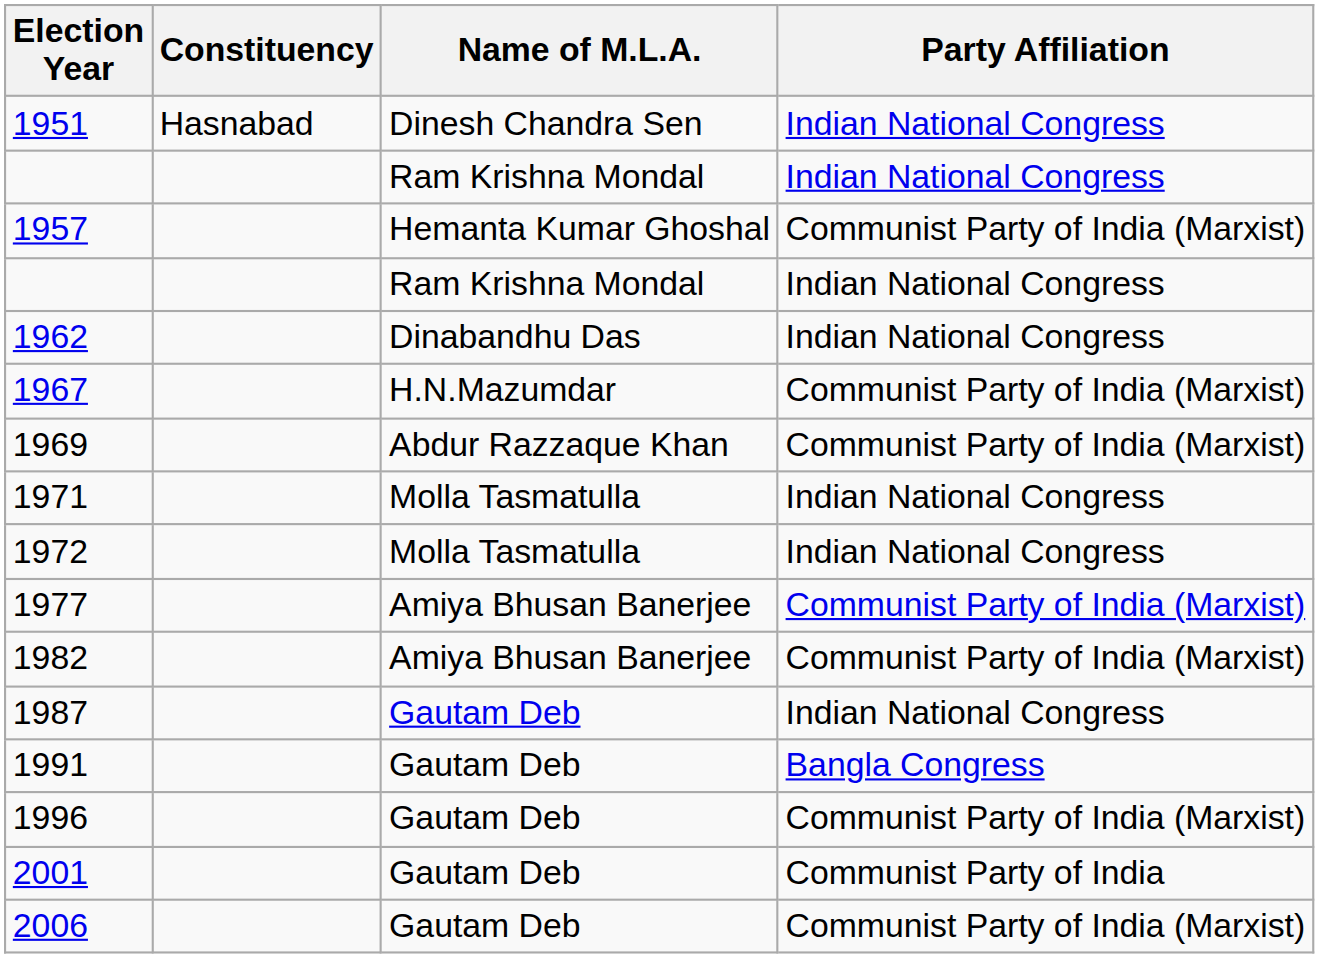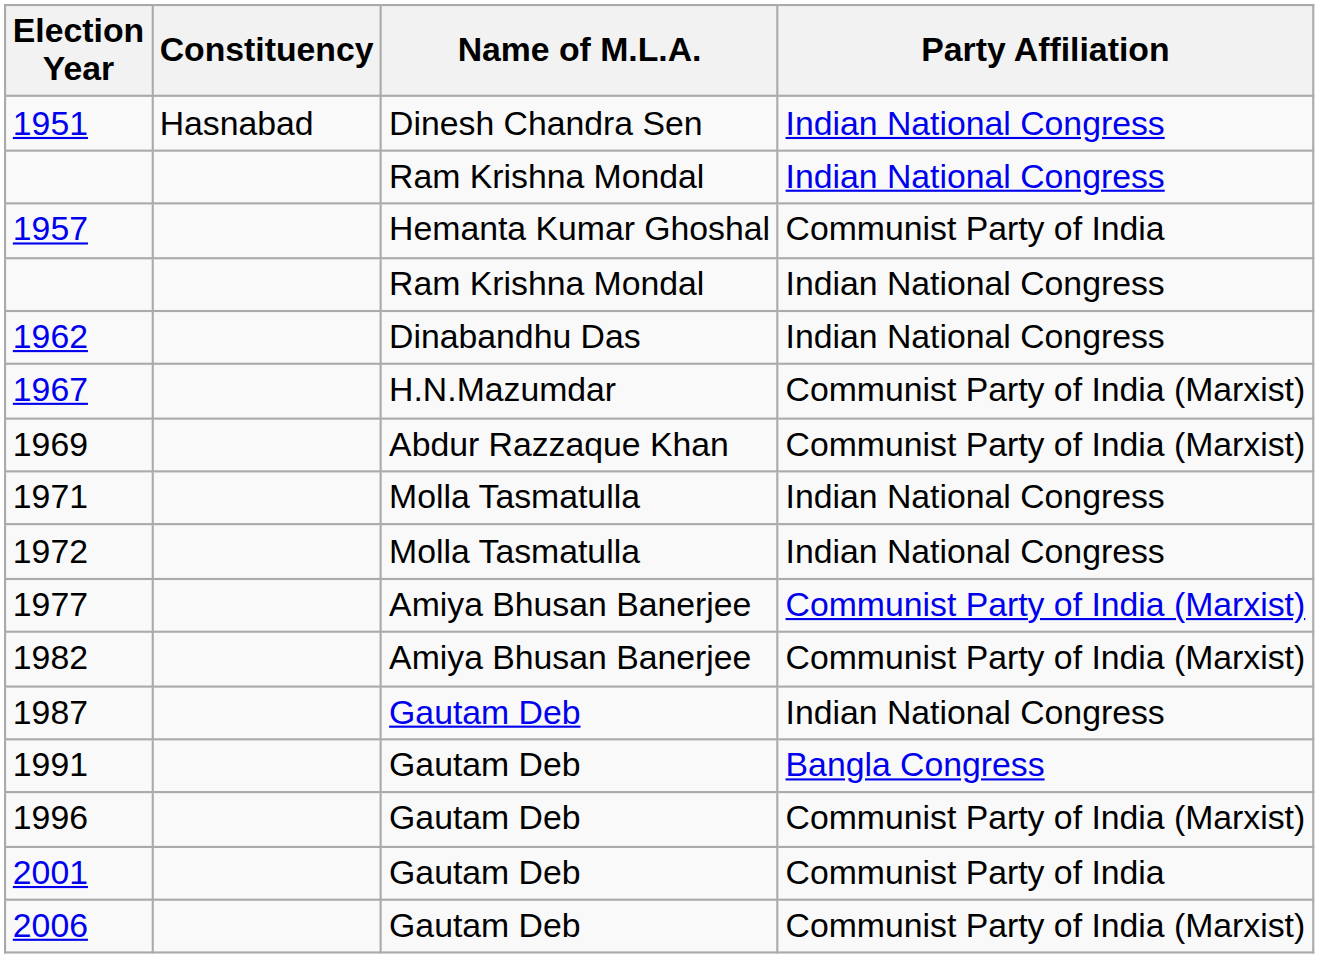(1045, 229) Communist Party of India (Marxist) -> (975, 229) Communist Party of India
